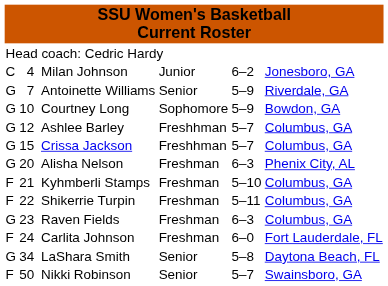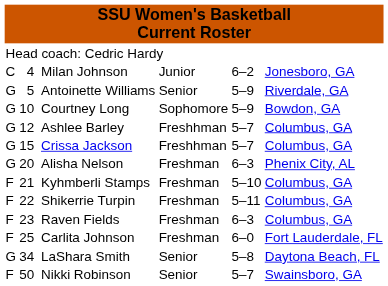(31, 90) 7 -> (31, 90) 5
(11, 219) G -> (10, 219) F
(27, 238) 24 -> (27, 238) 25
